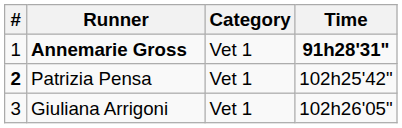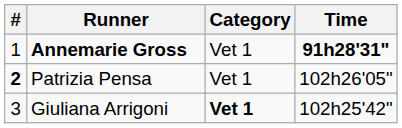(346, 79) 102h25'42" -> (346, 79) 102h26'05"
(231, 108) normal -> (231, 108) bold
(346, 108) 102h26'05" -> (346, 108) 102h25'42"
